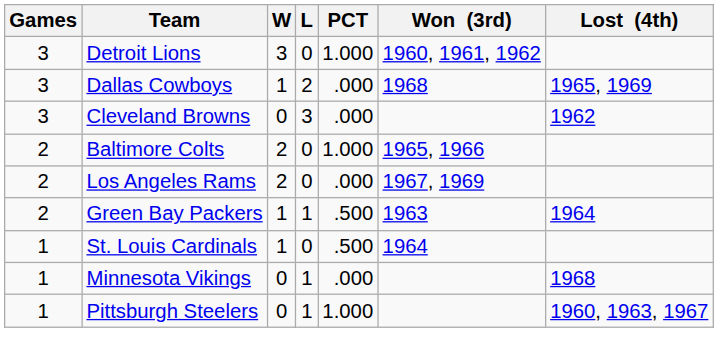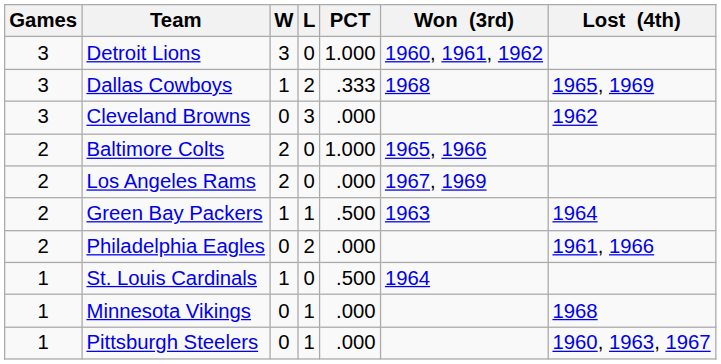(353, 85) .000 -> (356, 85) .333
+ row: (176, 246)
(348, 310) 1.000 -> (356, 342) .000
